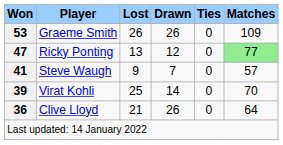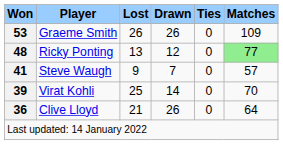(20, 52) 47 -> (20, 52) 48
